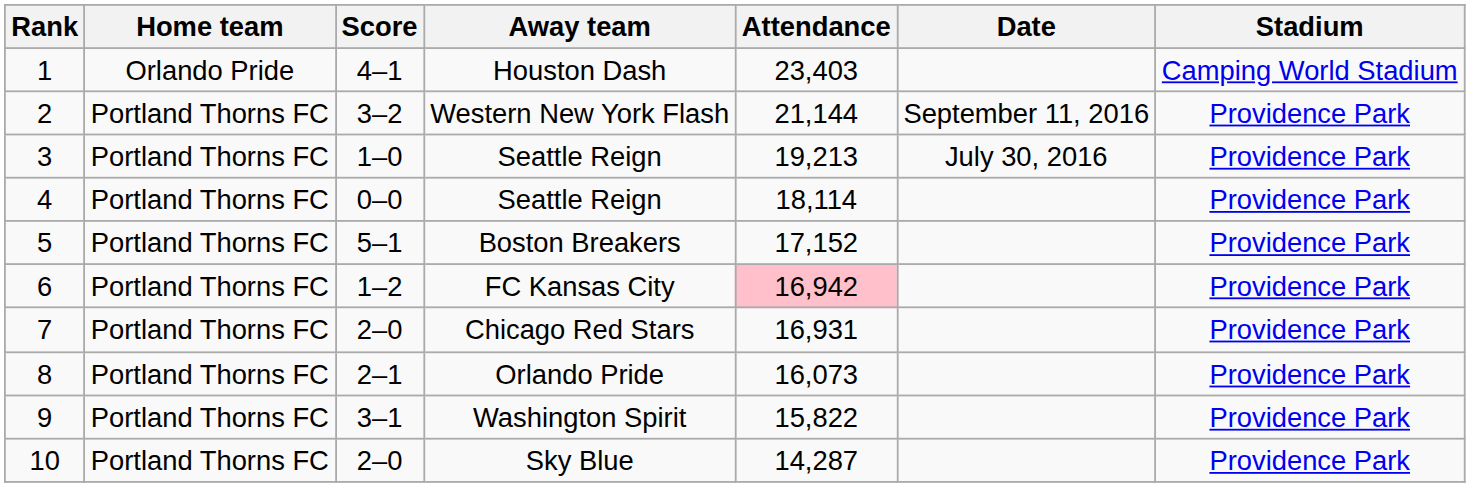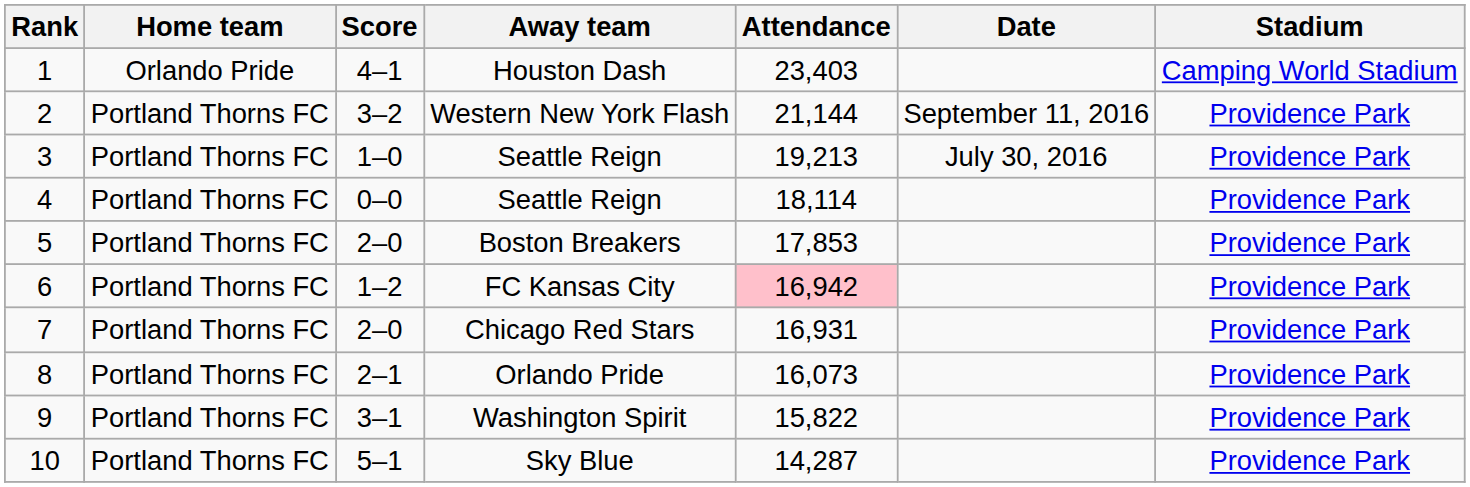(380, 243) 5–1 -> (380, 243) 2–0
(816, 243) 17,152 -> (816, 243) 17,853
(380, 460) 2–0 -> (380, 460) 5–1
